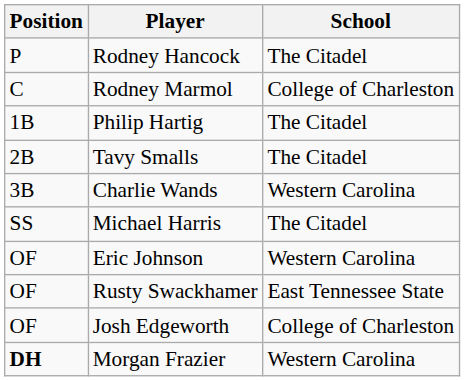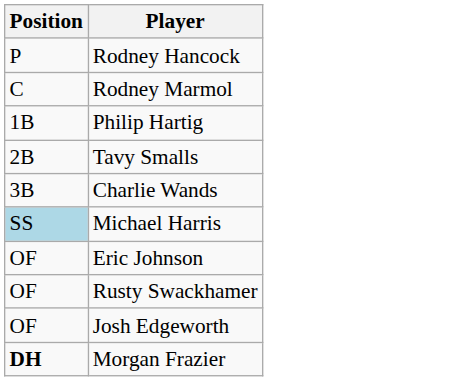- column: (361, 21)
(21, 223) no background -> (21, 223) lightblue background
